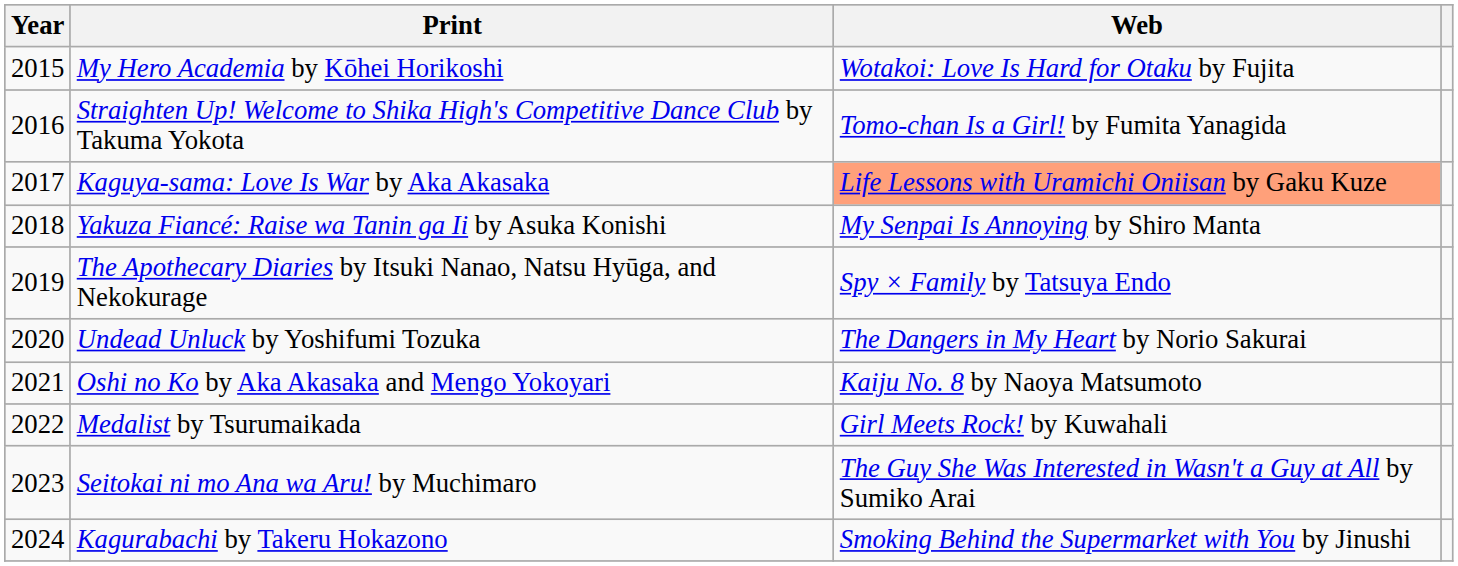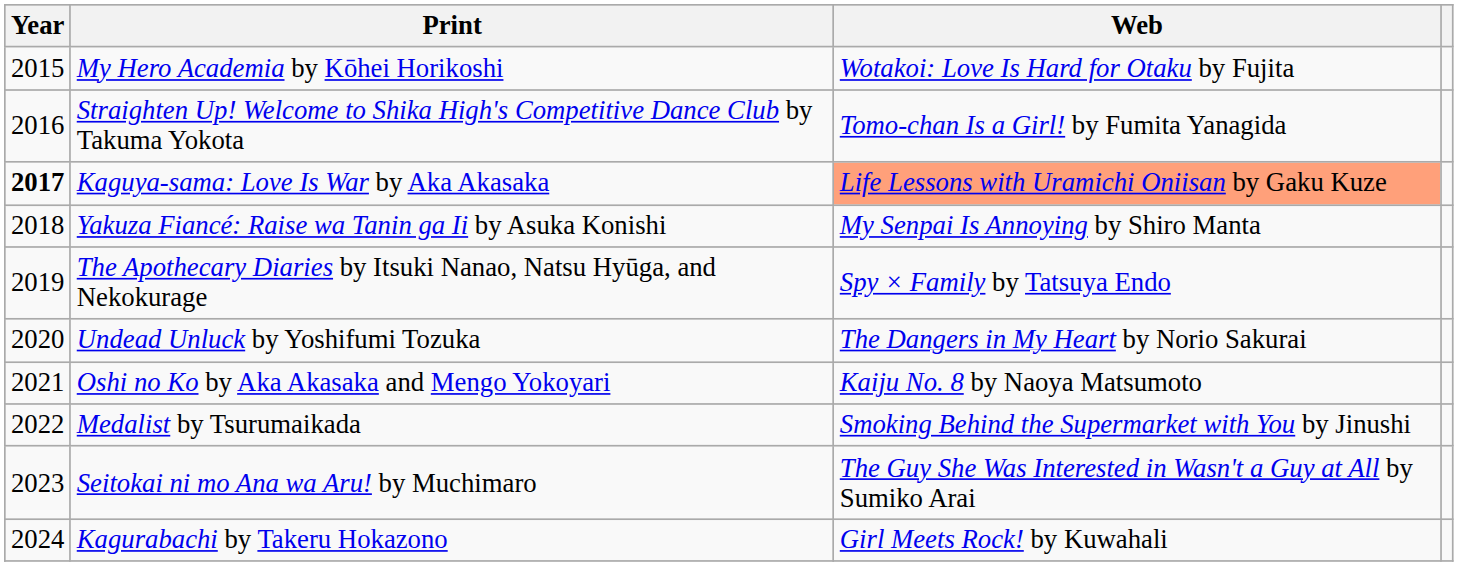(38, 182) normal -> (38, 182) bold
(1004, 424) Girl Meets Rock! by Kuwahali -> (1125, 424) Smoking Behind the Supermarket with You by Jinushi
(1125, 539) Smoking Behind the Supermarket with You by Jinushi -> (1004, 539) Girl Meets Rock! by Kuwahali
